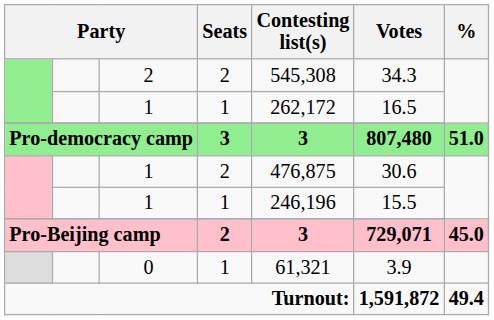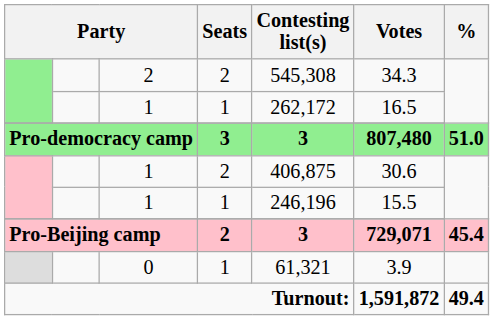(303, 171) 476,875 -> (303, 171) 406,875
(466, 235) 45.0 -> (466, 235) 45.4
